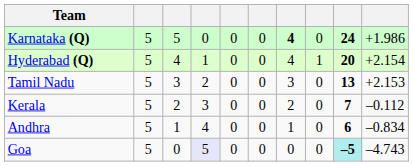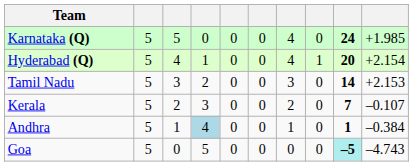(291, 37) bold -> (291, 37) normal
(385, 37) +1.986 -> (385, 37) +1.985
(348, 82) 13 -> (348, 82) 14
(385, 104) –0.112 -> (385, 104) –0.107
(205, 127) no background -> (205, 127) lightblue background
(348, 127) 6 -> (348, 127) 1
(385, 127) –0.834 -> (385, 127) –0.384
(205, 149) lavender background -> (205, 149) no background
